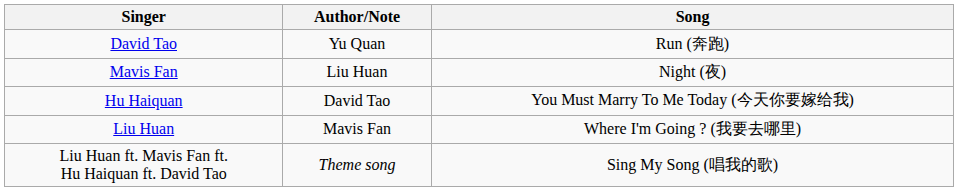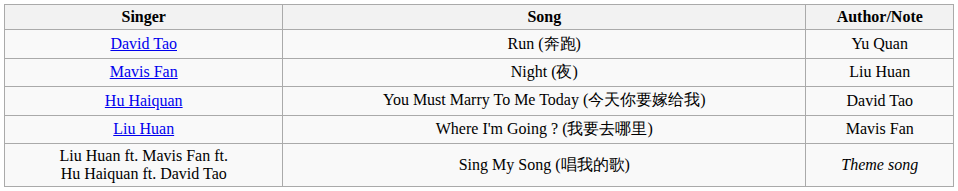columns swapped: (693, 17) <-> (357, 17)
